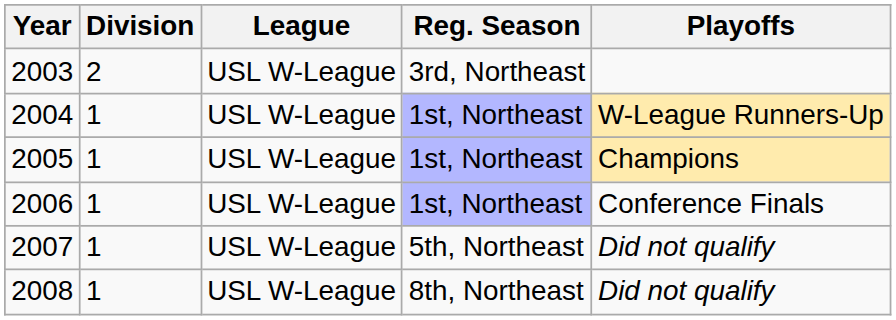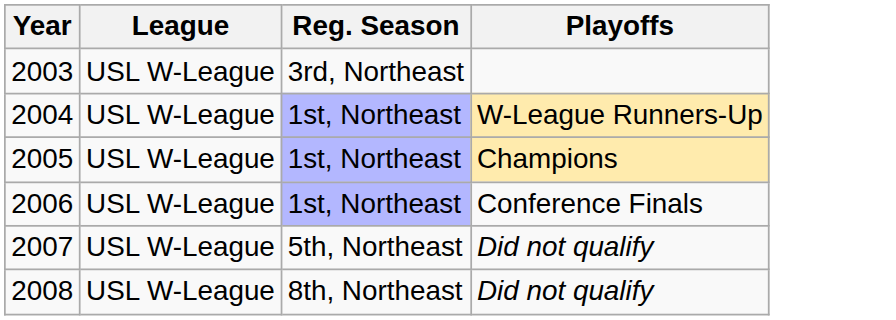- column: (140, 26)
